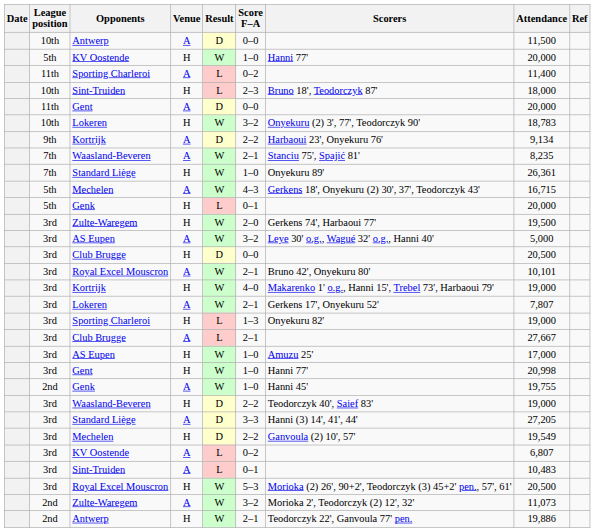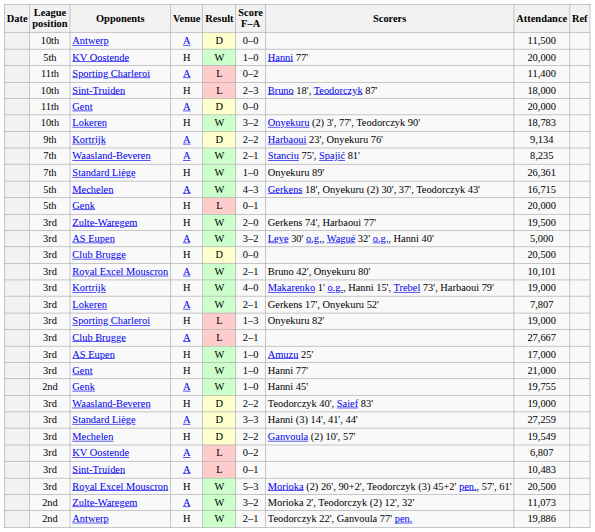(542, 370) 20,998 -> (542, 370) 21,000
(542, 420) 27,205 -> (542, 420) 27,259
